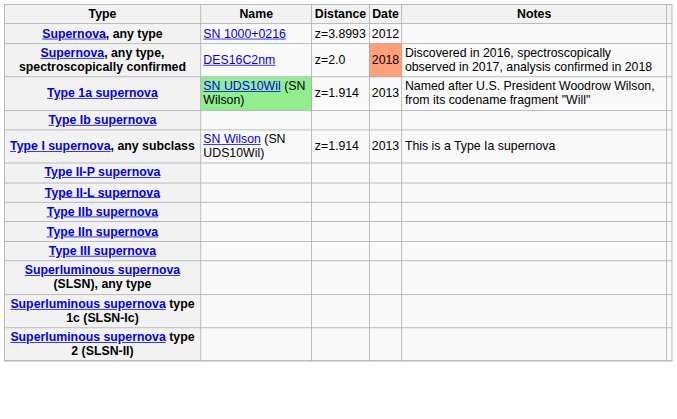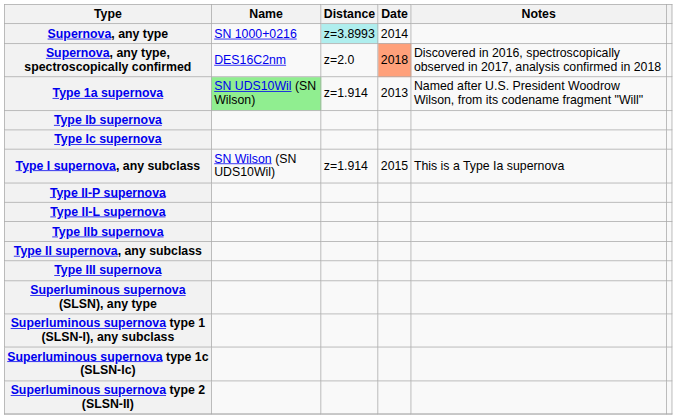(340, 33) no background -> (349, 33) paleturquoise background
(386, 33) 2012 -> (395, 33) 2014
+ row: (108, 139)
(386, 146) 2013 -> (395, 166) 2015
- row: (102, 231)
+ row: (108, 251)
+ row: (108, 330)
